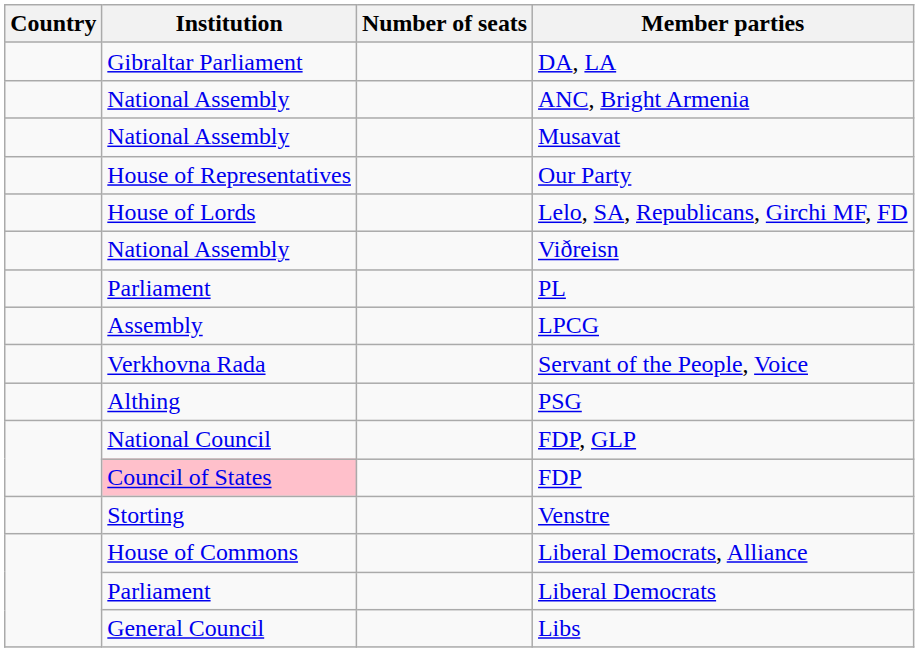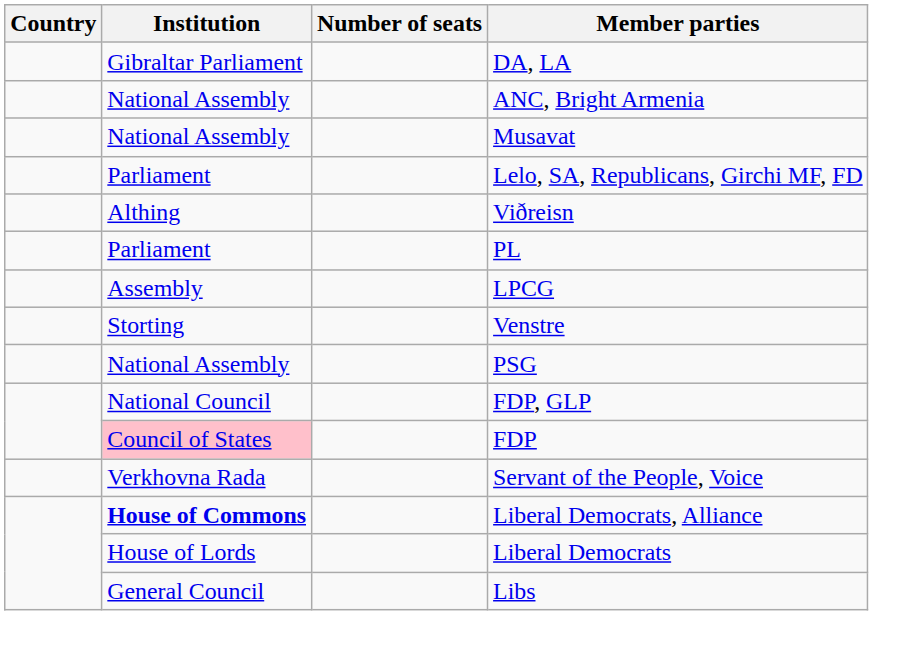- row: (585, 174)
(181, 212) House of Lords -> (159, 174) Parliament
(198, 250) National Assembly -> (144, 212) Althing
rows swapped: (574, 514) <-> (673, 363)
(144, 401) Althing -> (198, 363) National Assembly
(203, 552) normal -> (207, 514) bold
(159, 590) Parliament -> (181, 552) House of Lords
